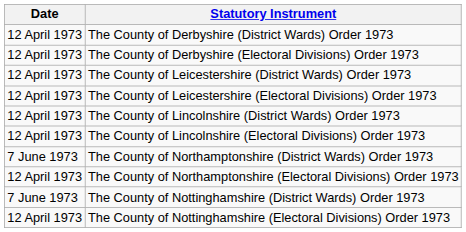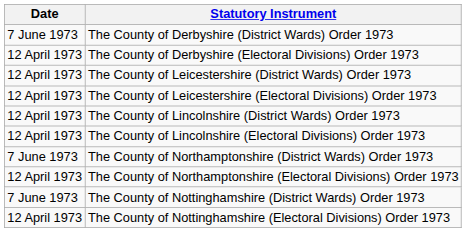(45, 34) 12 April 1973 -> (43, 34) 7 June 1973
